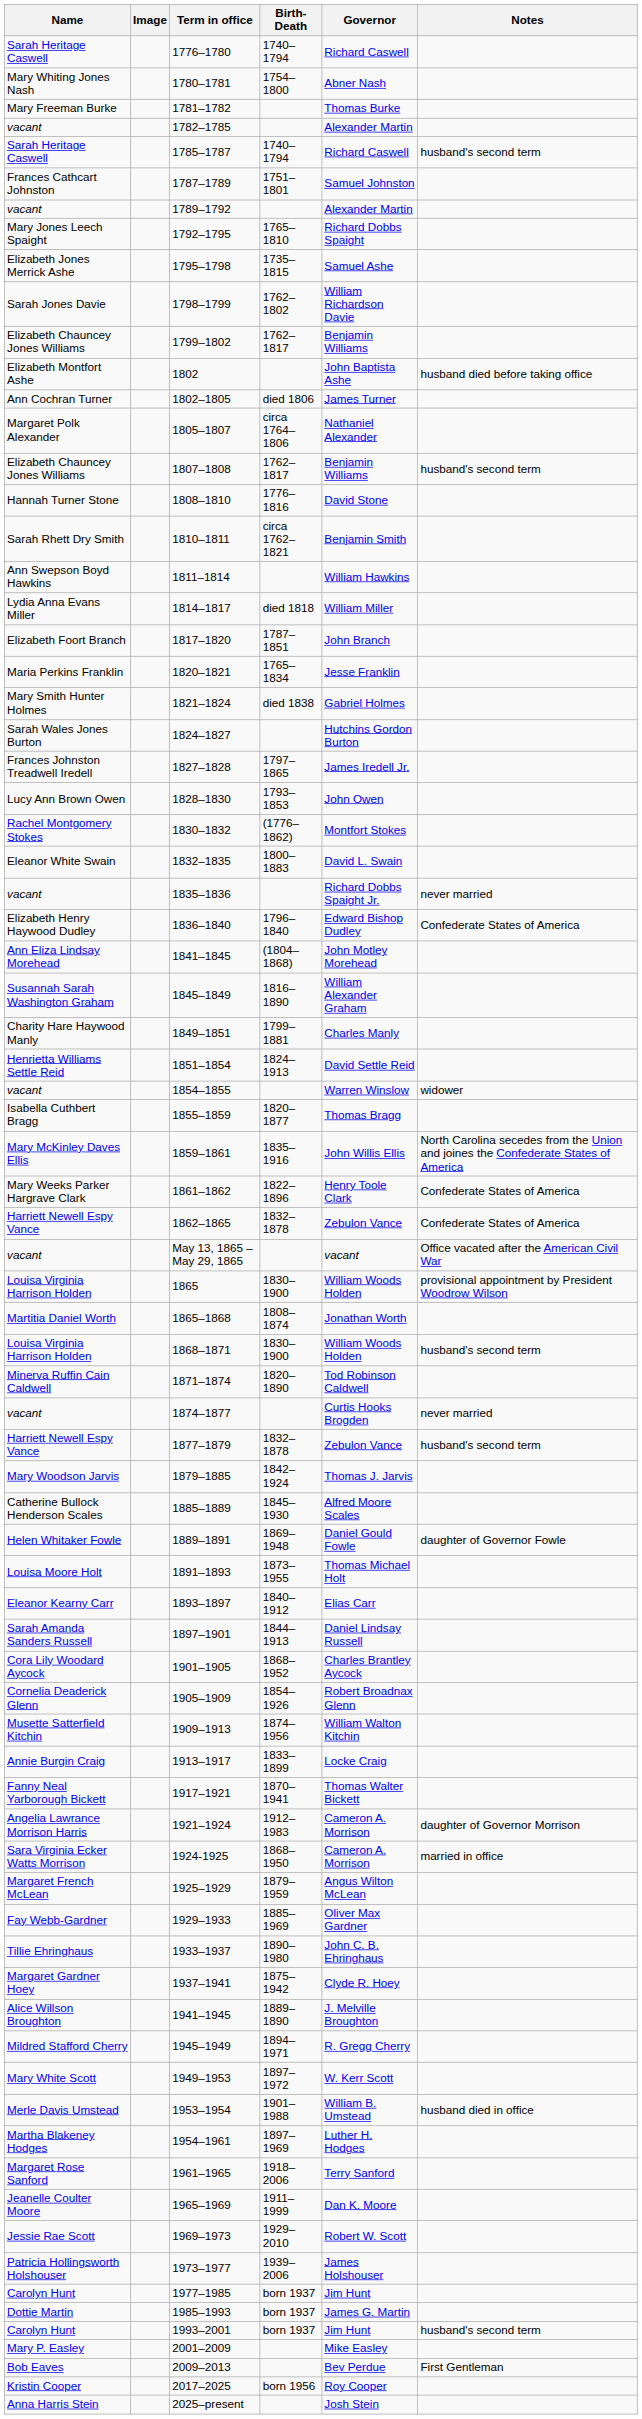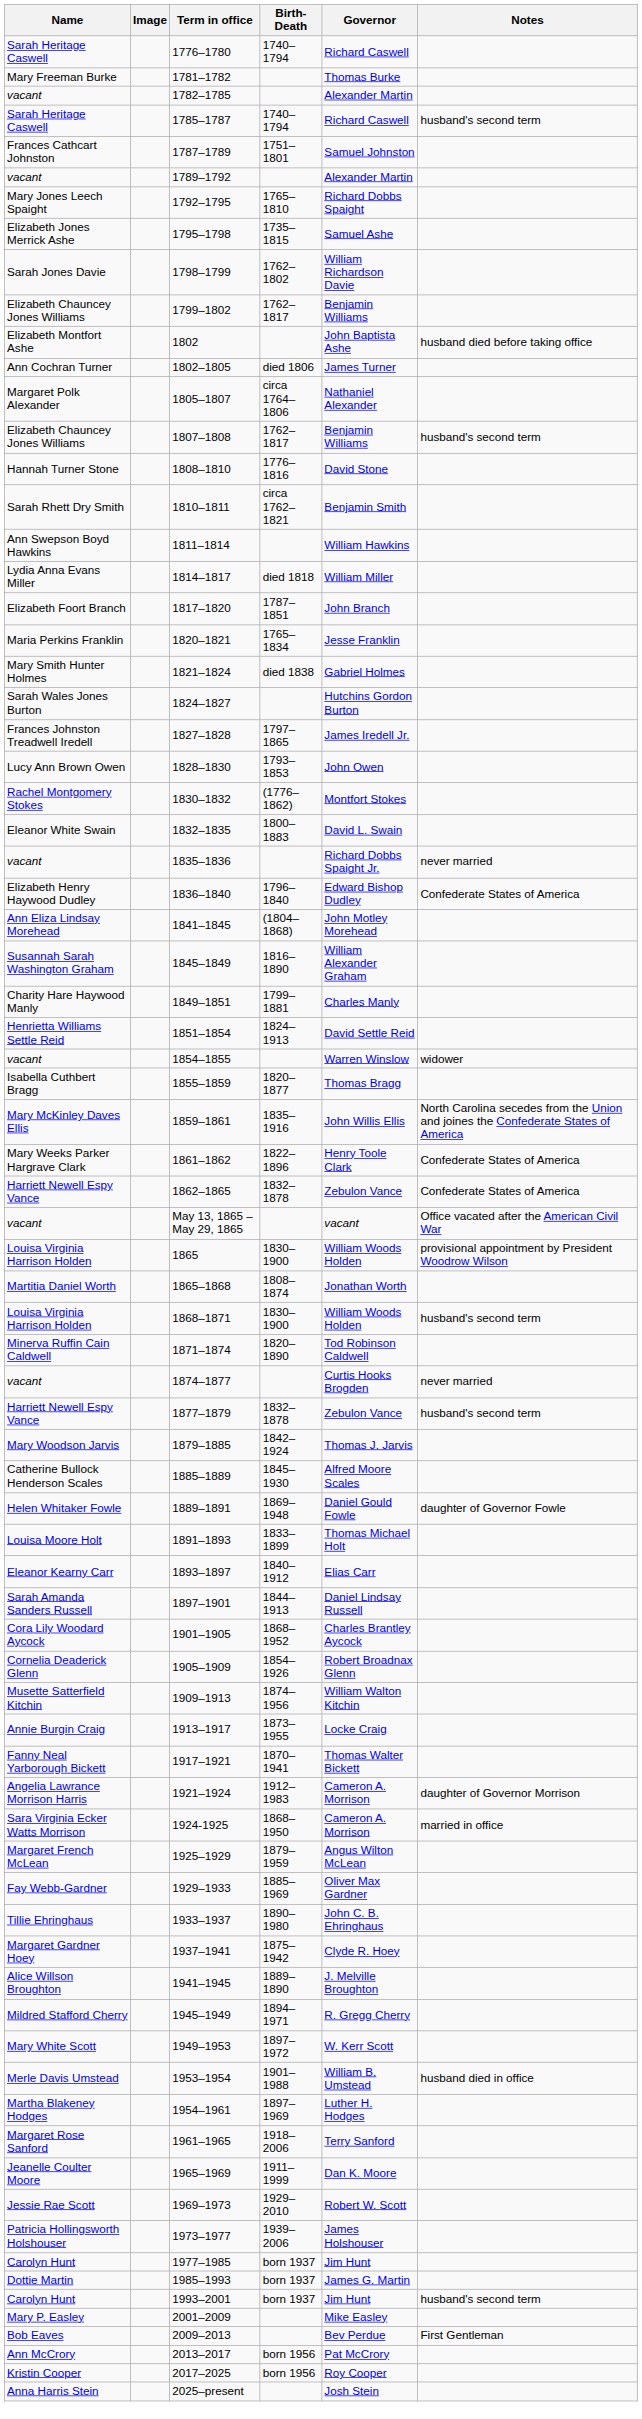- row: (201, 83)
(279, 1571) 1873–1955 -> (279, 1540) 1833–1899
(279, 1761) 1833–1899 -> (279, 1730) 1873–1955
+ row: (201, 2354)
